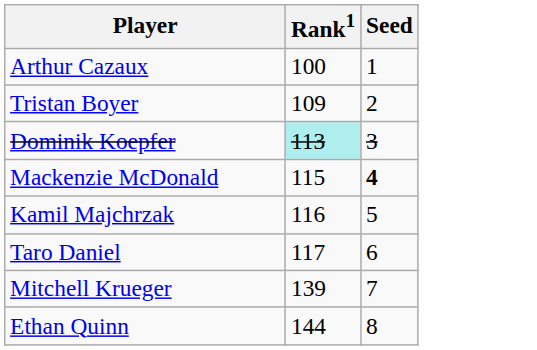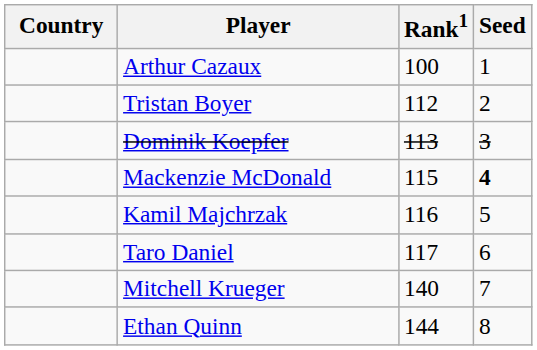+ column: (61, 26)
(309, 103) 109 -> (421, 103) 112
(308, 140) paleturquoise background -> (421, 140) no background
(309, 288) 139 -> (421, 288) 140
